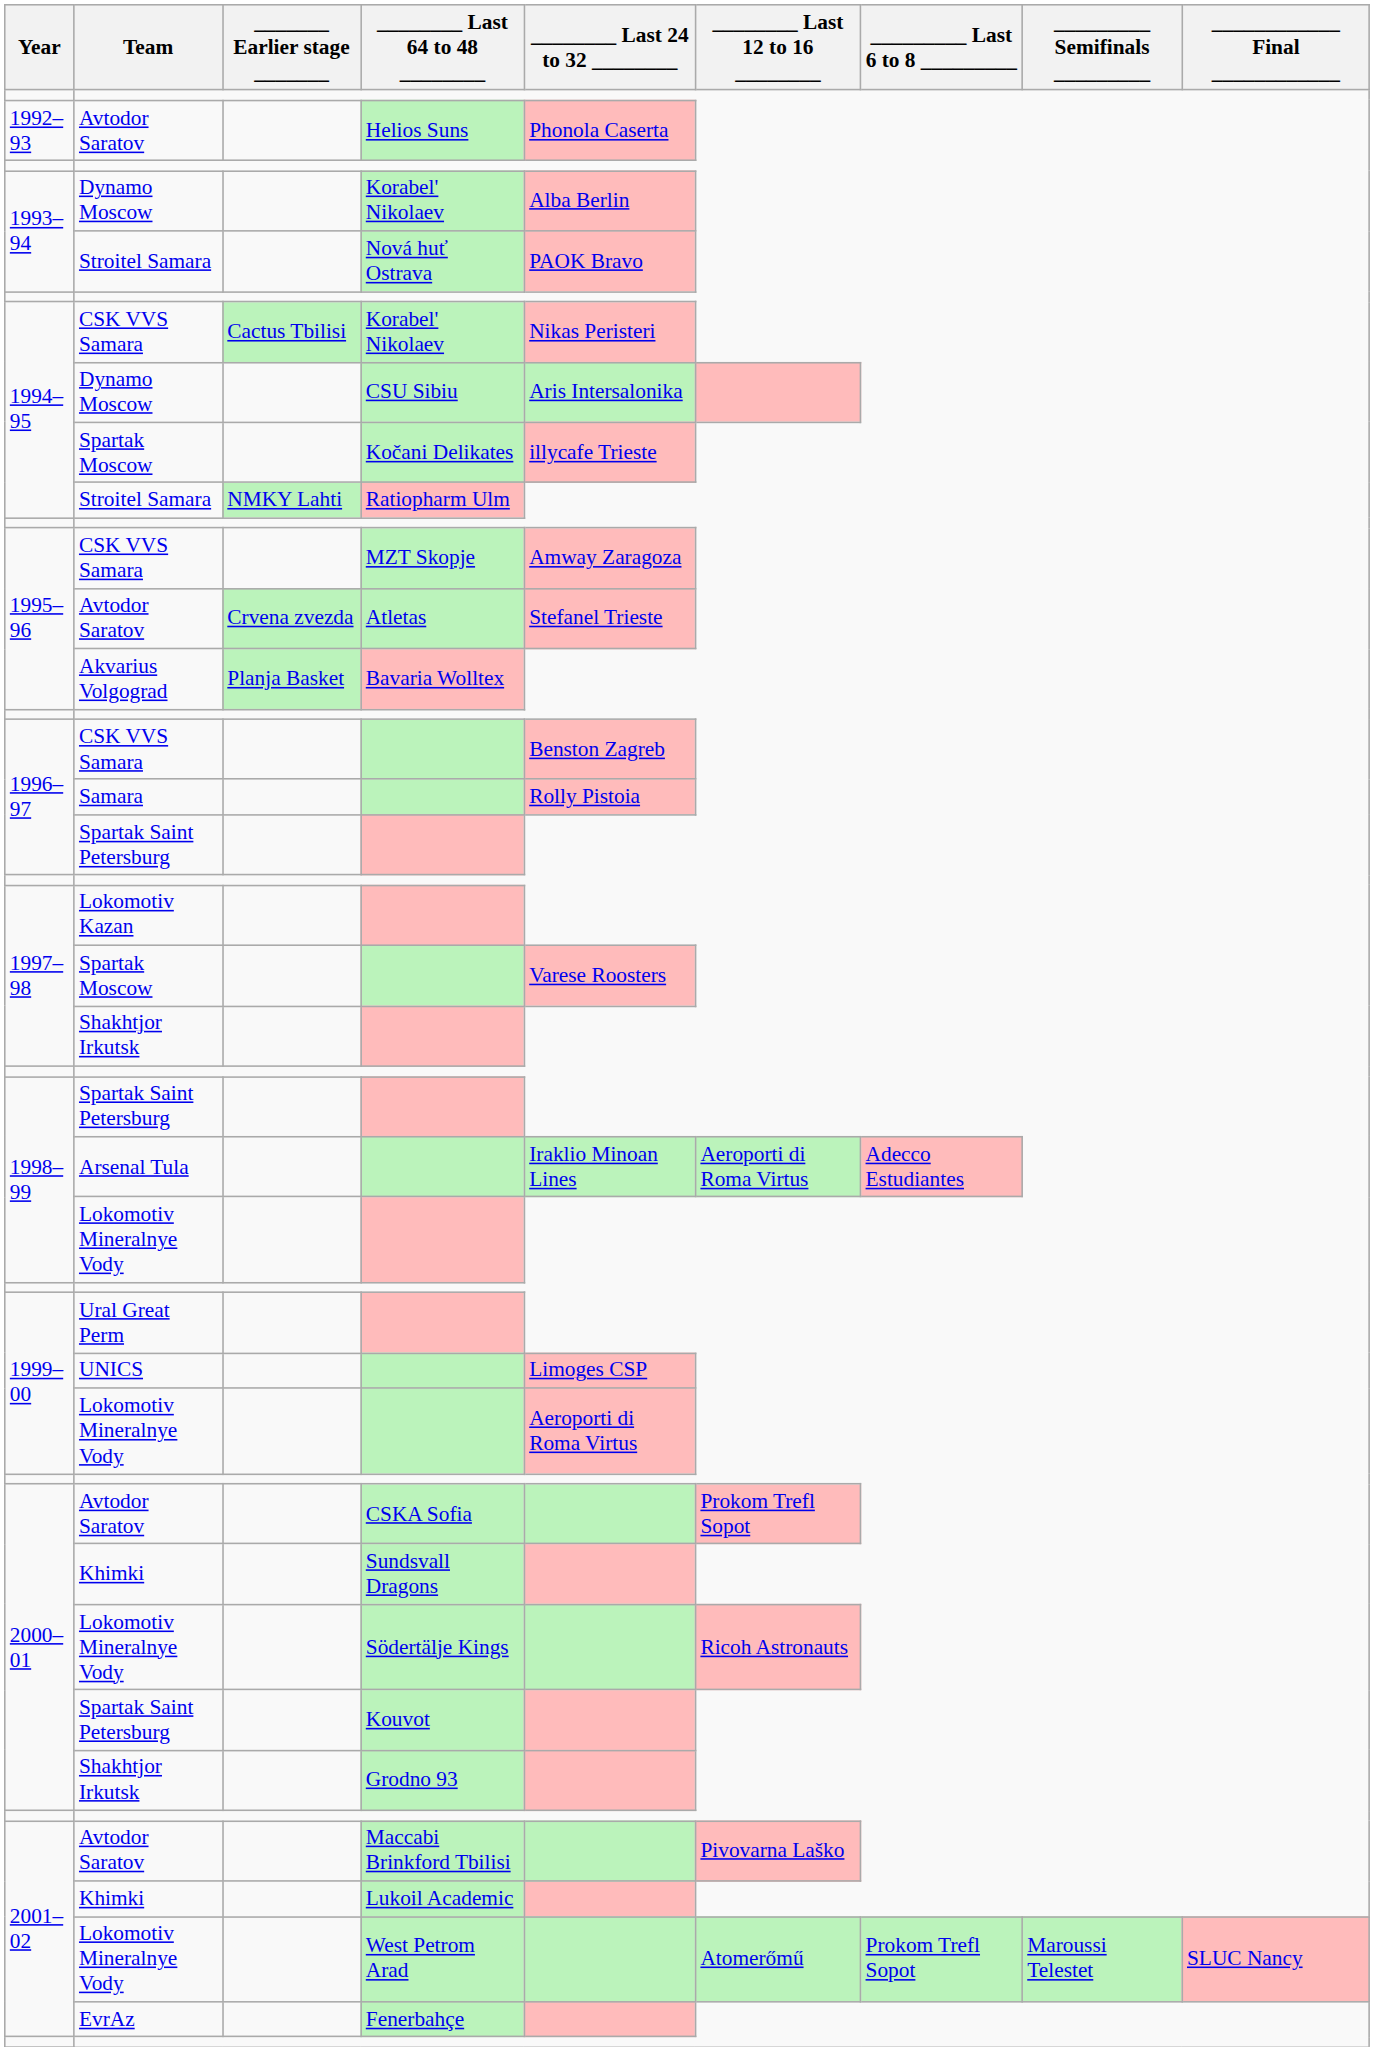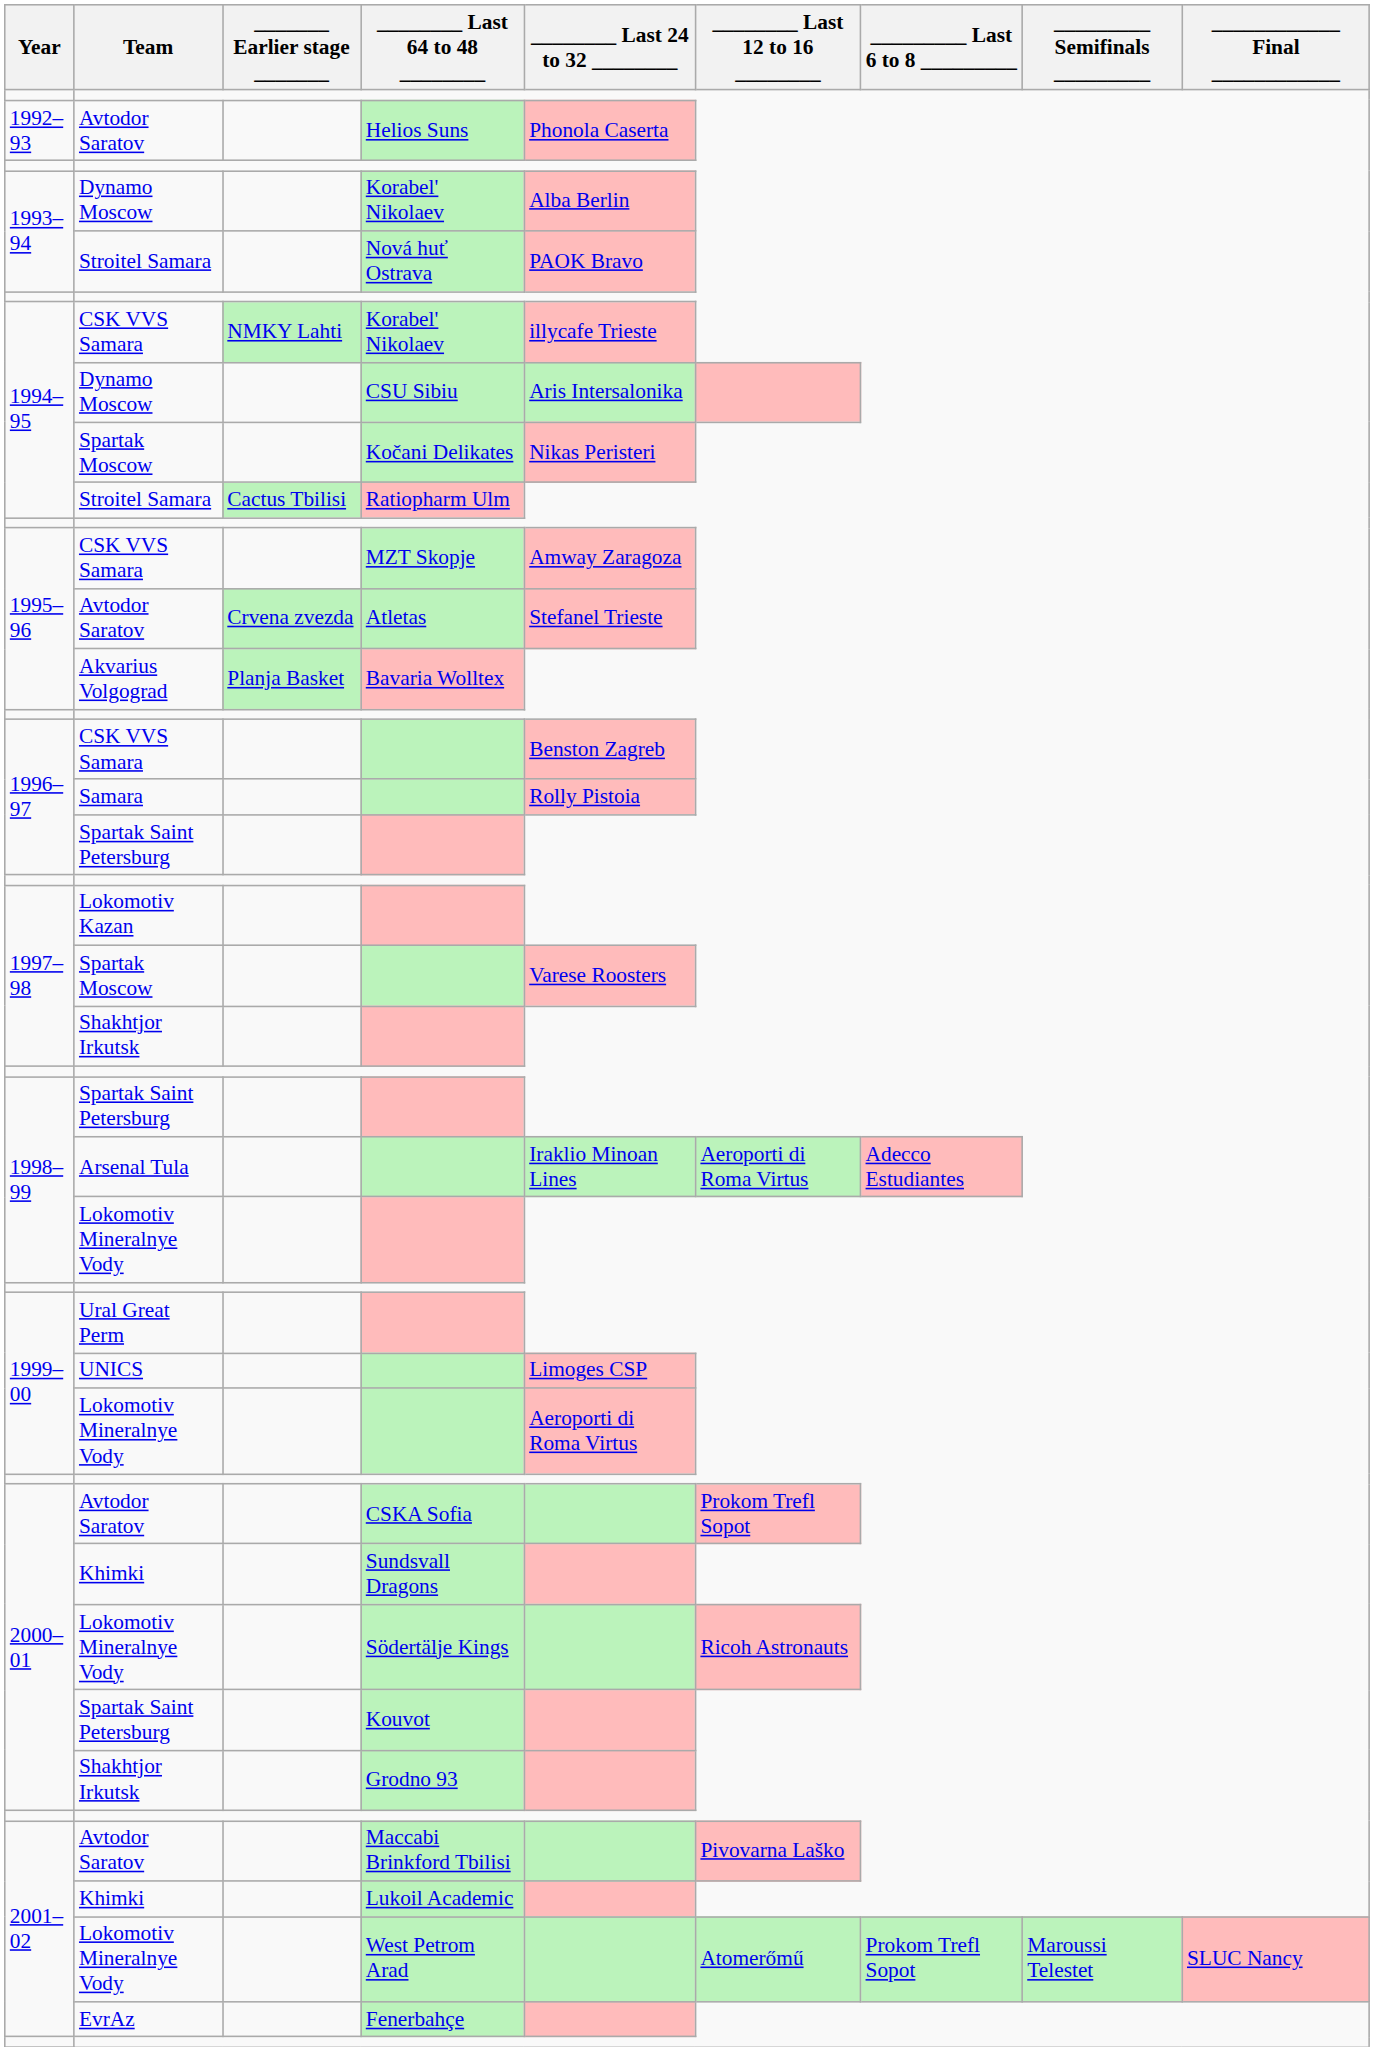(287, 331) Cactus Tbilisi -> (285, 331) NMKY Lahti
(592, 331) Nikas Peristeri -> (593, 331) illycafe Trieste
(593, 451) illycafe Trieste -> (592, 451) Nikas Peristeri
(285, 499) NMKY Lahti -> (287, 499) Cactus Tbilisi
